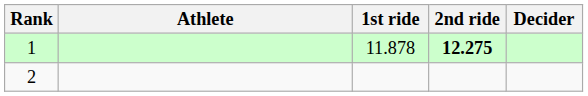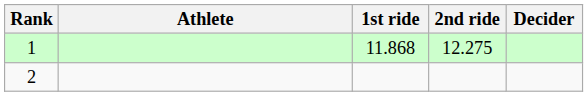(390, 47) 11.878 -> (390, 47) 11.868
(467, 47) bold -> (467, 47) normal
